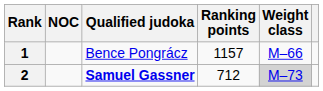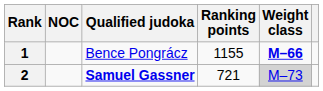(228, 53) 1157 -> (228, 53) 1155
(285, 53) normal -> (285, 53) bold
(228, 75) 712 -> (228, 75) 721
